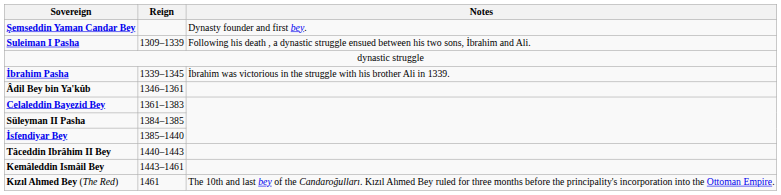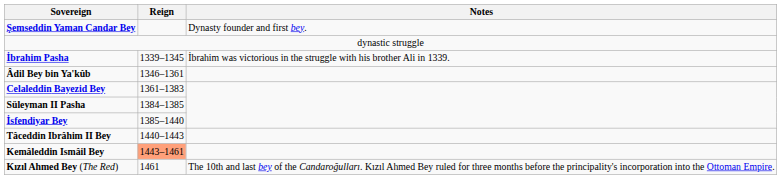- row: (43, 43)
(162, 167) no background -> (162, 151) lightsalmon background
